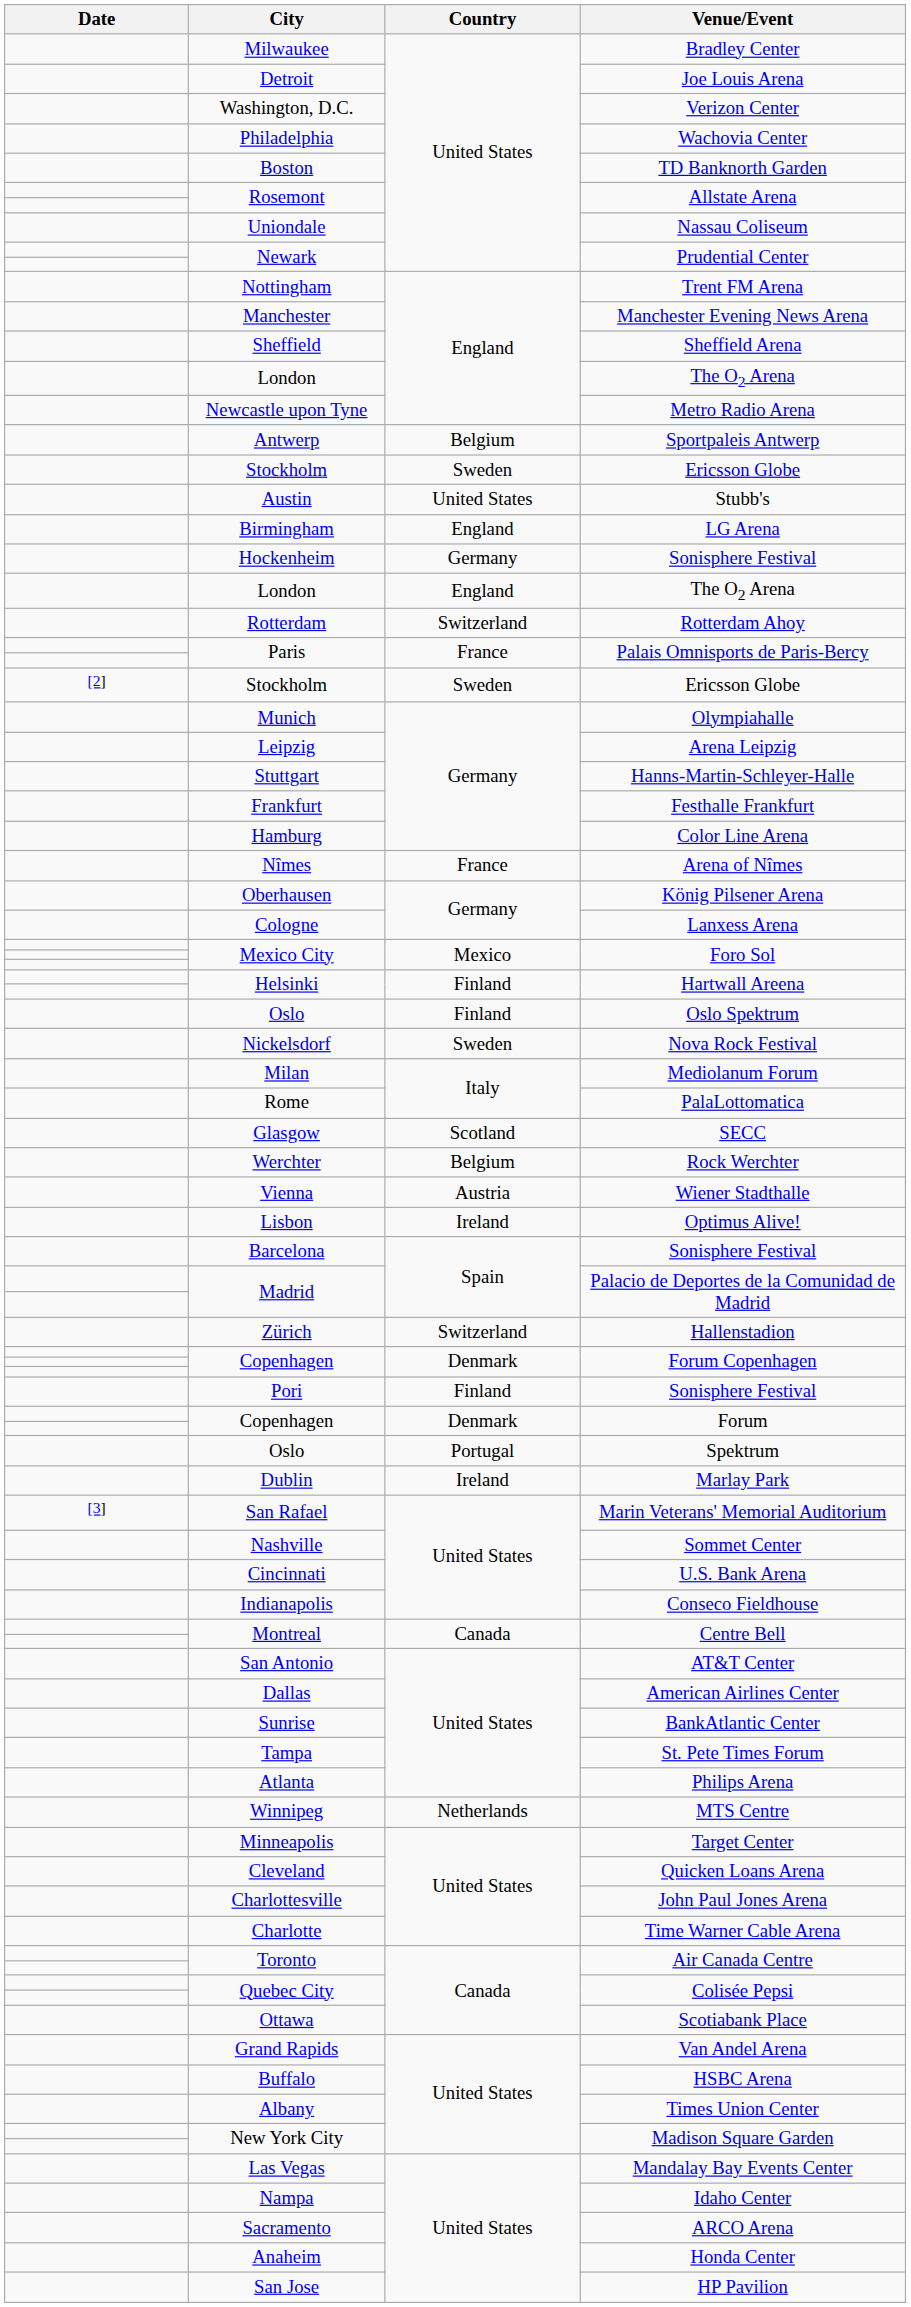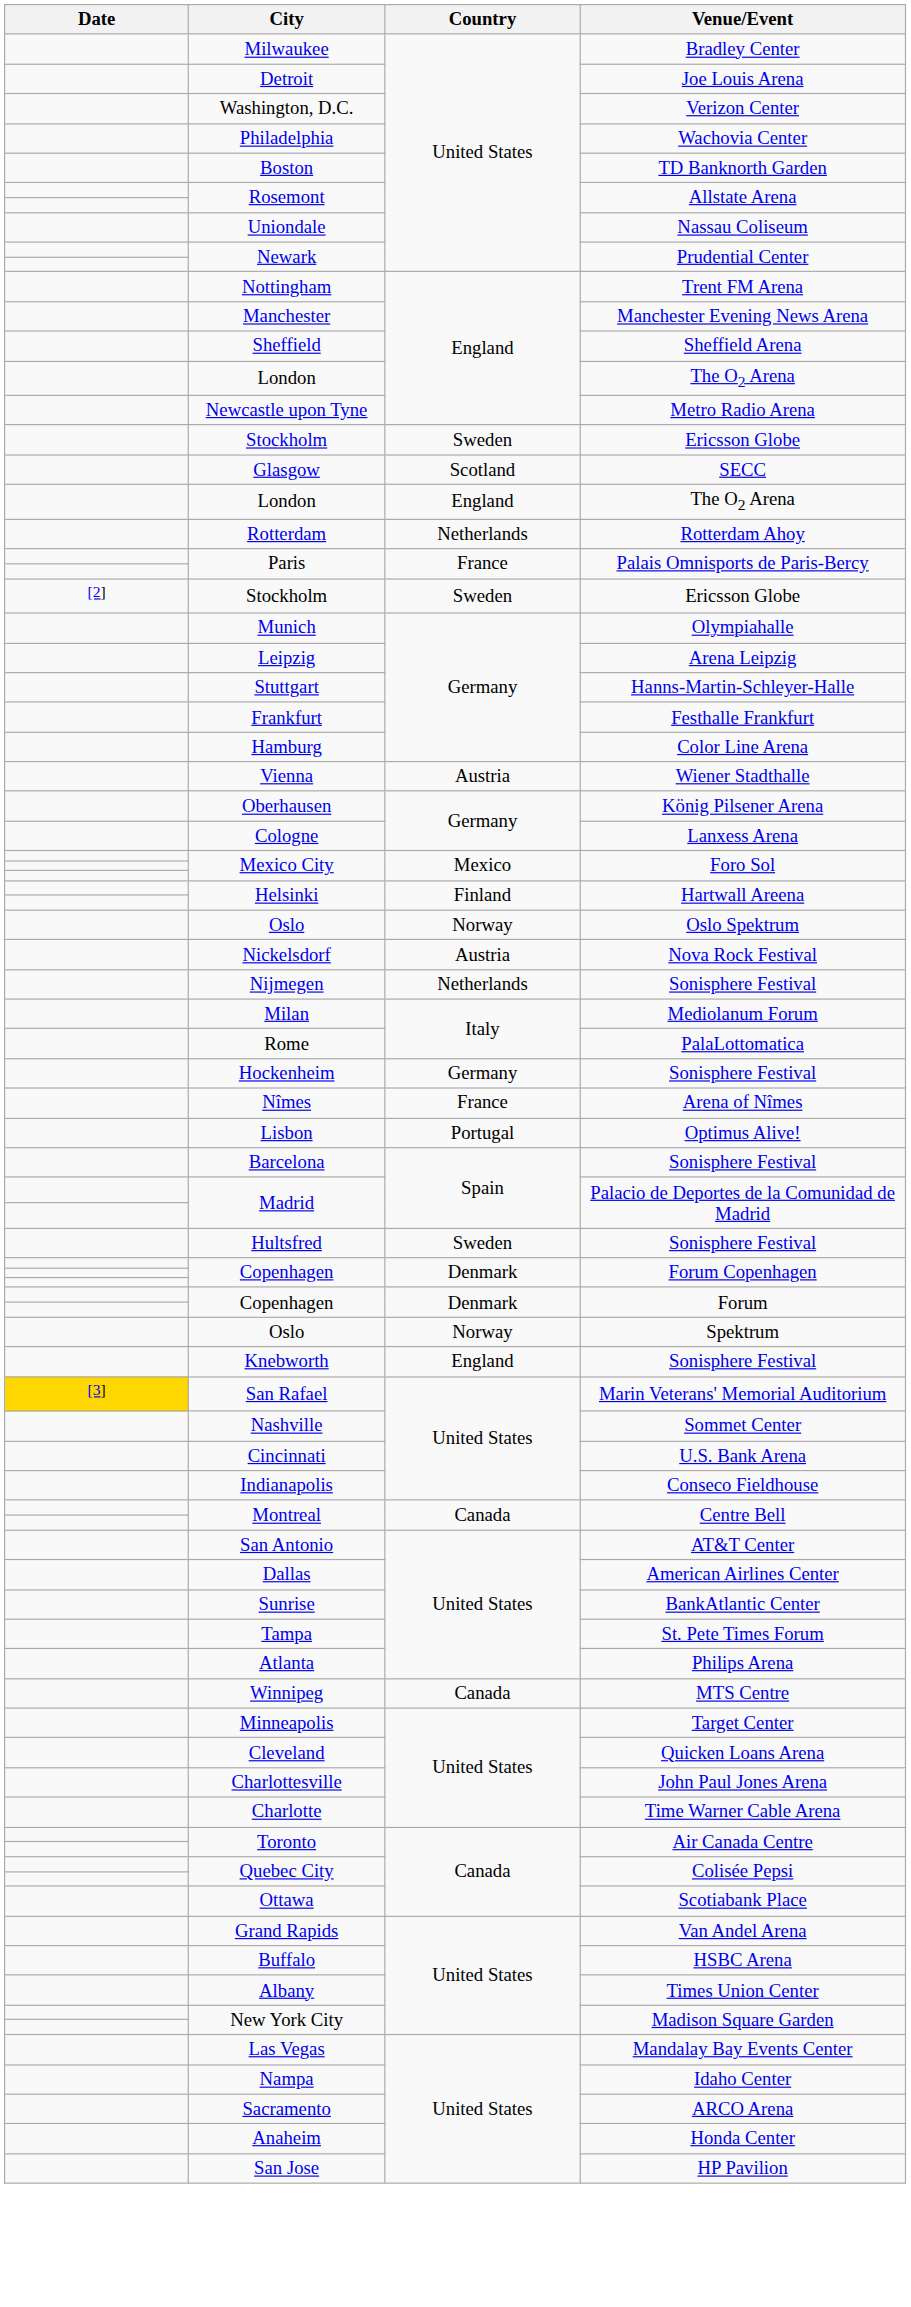- row: (287, 439)
- row: (287, 499)
- row: (287, 528)
rows swapped: (287, 1132) <-> (287, 558)
(482, 622) Switzerland -> (482, 533) Netherlands
rows swapped: (287, 1192) <-> (287, 865)
(482, 1013) Finland -> (482, 924) Norway
(482, 1043) Sweden -> (482, 954) Austria
+ row: (287, 984)
- row: (287, 1162)
(482, 1221) Ireland -> (482, 1132) Portugal
- row: (287, 1331)
+ row: (287, 1242)
- row: (287, 1391)
(482, 1450) Portugal -> (482, 1331) Norway
- row: (287, 1480)
+ row: (287, 1361)
(97, 1508) no background -> (97, 1390) gold background
(482, 1811) Netherlands -> (482, 1693) Canada
